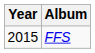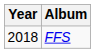(23, 37) 2015 -> (23, 37) 2018
